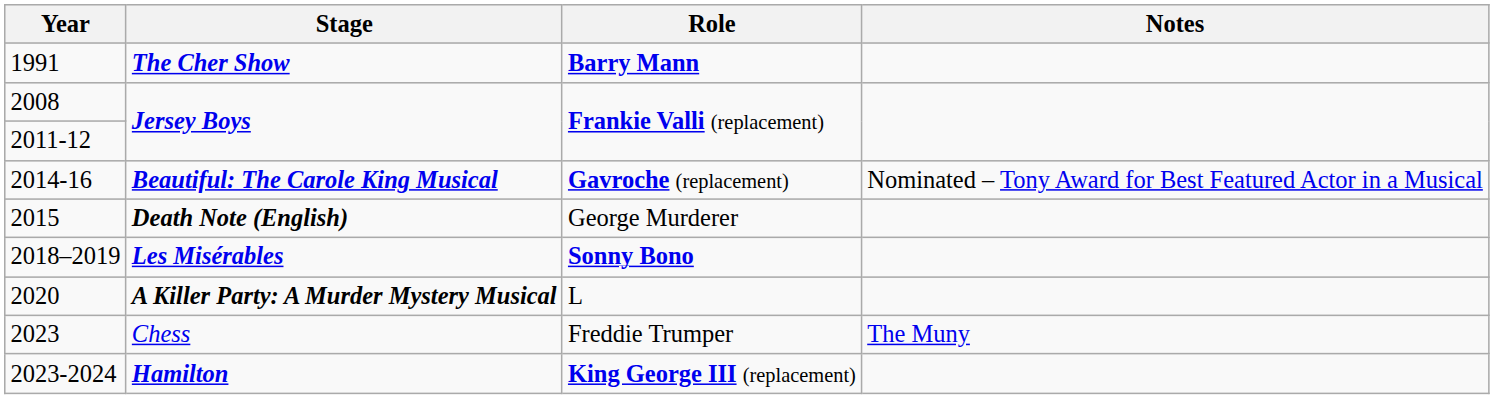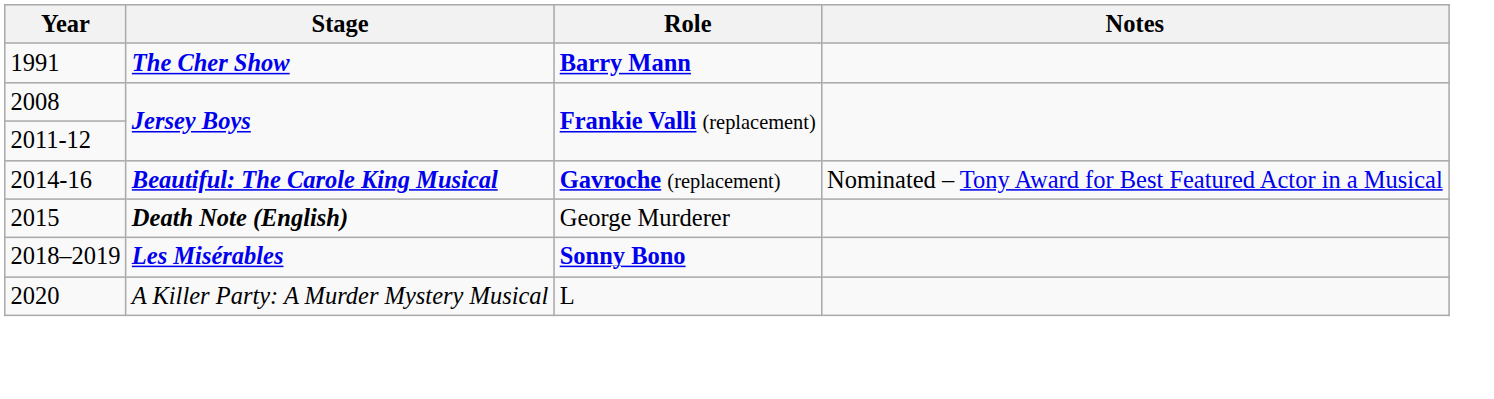(344, 295) bold -> (340, 295) normal
- row: (35, 334)
- row: (63, 373)
